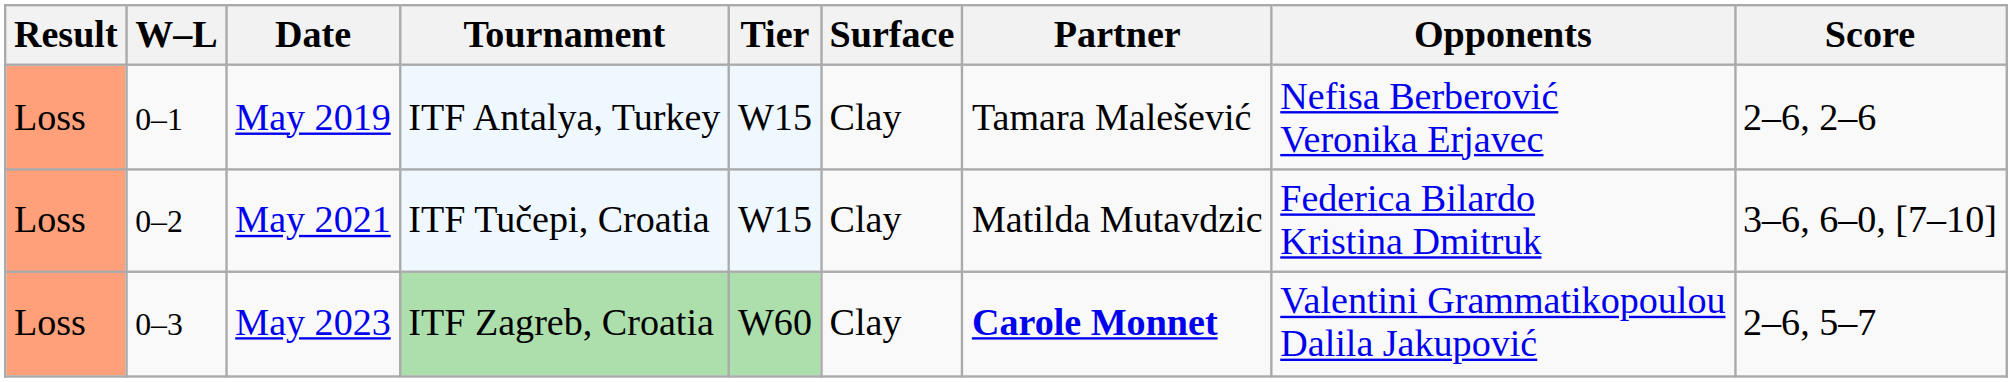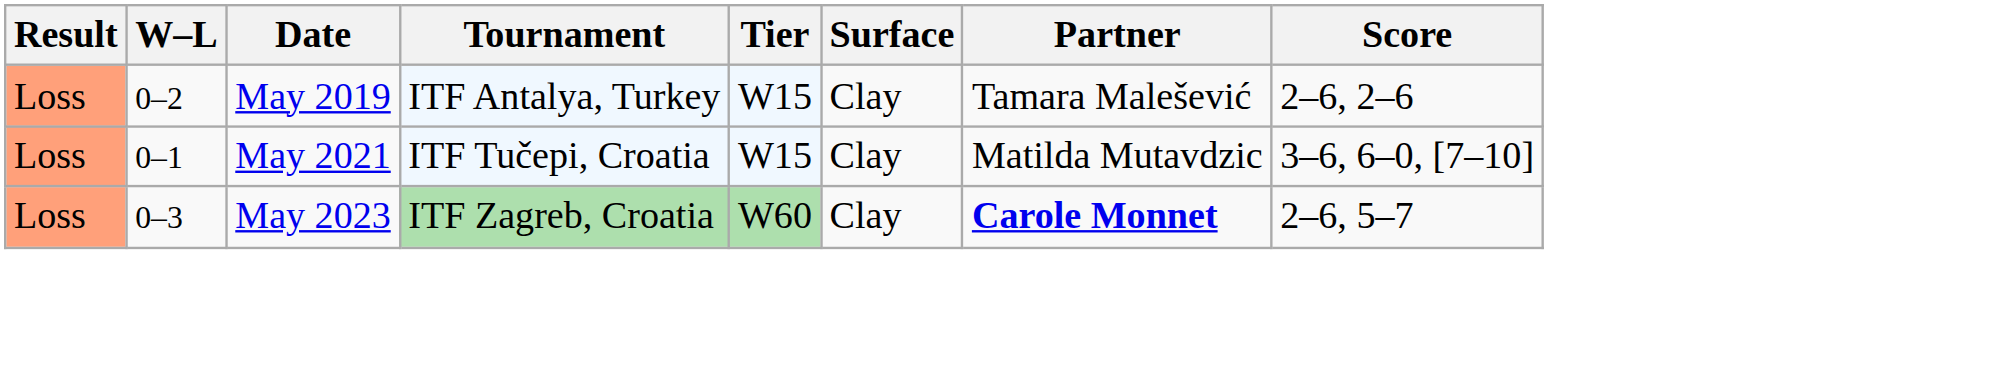- column: (1503, 34)
(159, 118) 0–1 -> (159, 97) 0–2
(159, 222) 0–2 -> (159, 157) 0–1
